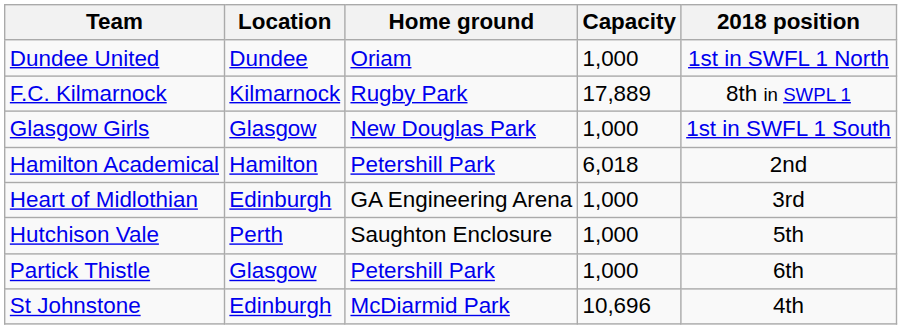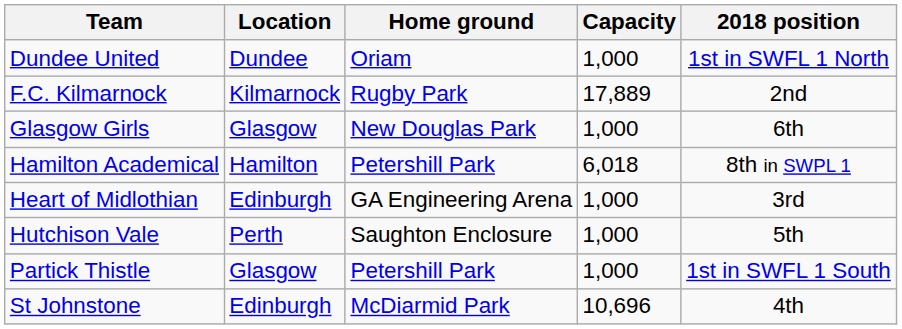(788, 93) 8th in SWPL 1 -> (788, 93) 2nd
(788, 128) 1st in SWFL 1 South -> (788, 128) 6th
(788, 164) 2nd -> (788, 164) 8th in SWPL 1
(788, 270) 6th -> (788, 270) 1st in SWFL 1 South
